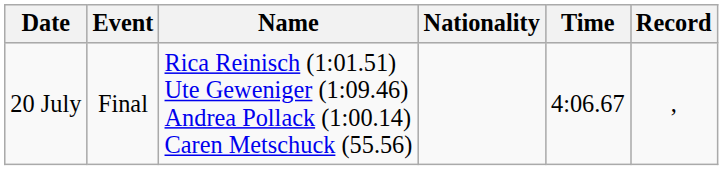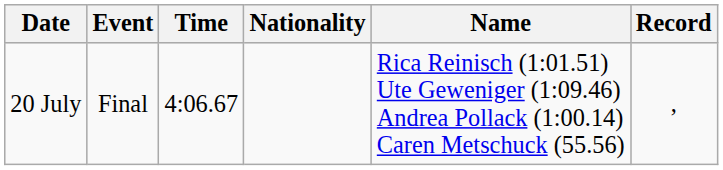columns swapped: (288, 23) <-> (588, 23)
